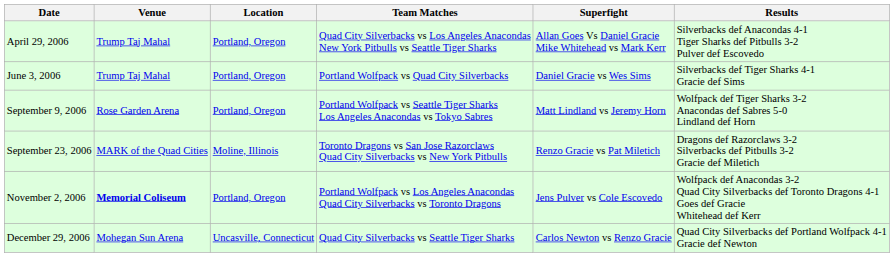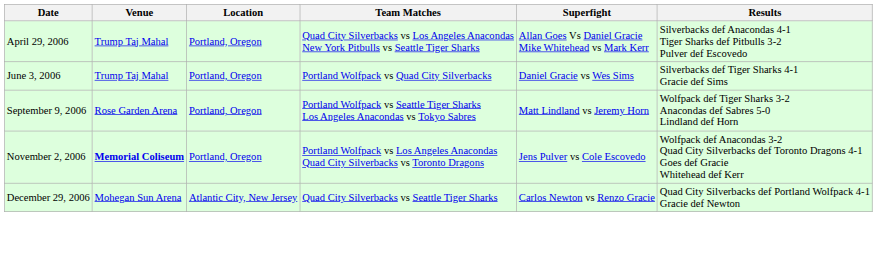- row: (49, 151)
(263, 238) Uncasville, Connecticut -> (243, 197) Atlantic City, New Jersey
